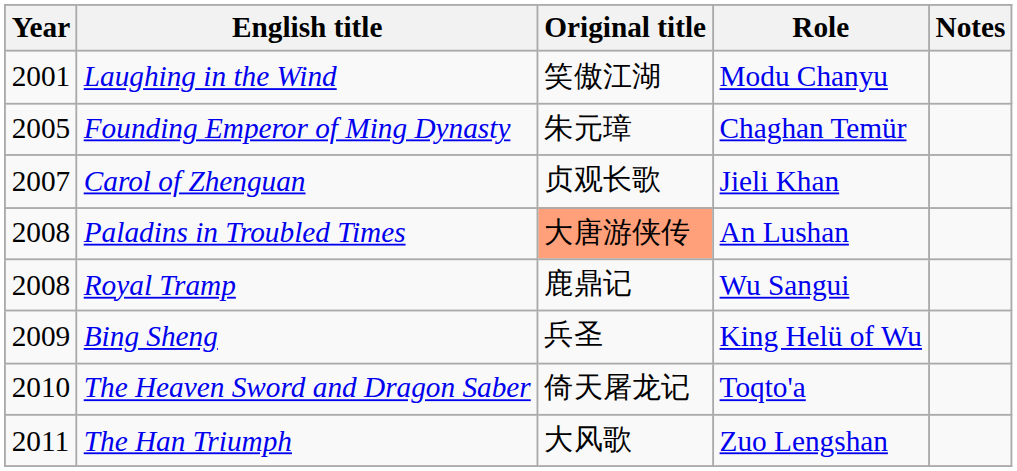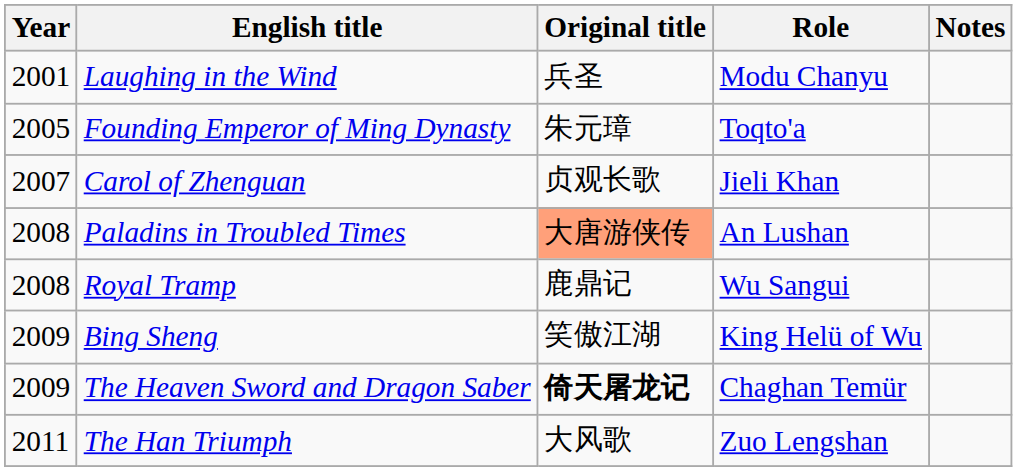(603, 75) 笑傲江湖 -> (574, 75) 兵圣
(813, 128) Chaghan Temür -> (763, 128) Toqto'a
(574, 335) 兵圣 -> (603, 335) 笑傲江湖
(41, 388) 2010 -> (41, 388) 2009
(617, 387) normal -> (617, 387) bold
(763, 388) Toqto'a -> (813, 388) Chaghan Temür
